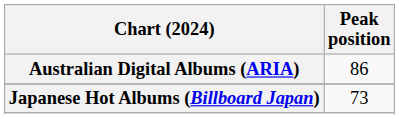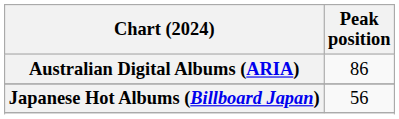(359, 98) 73 -> (359, 98) 56
